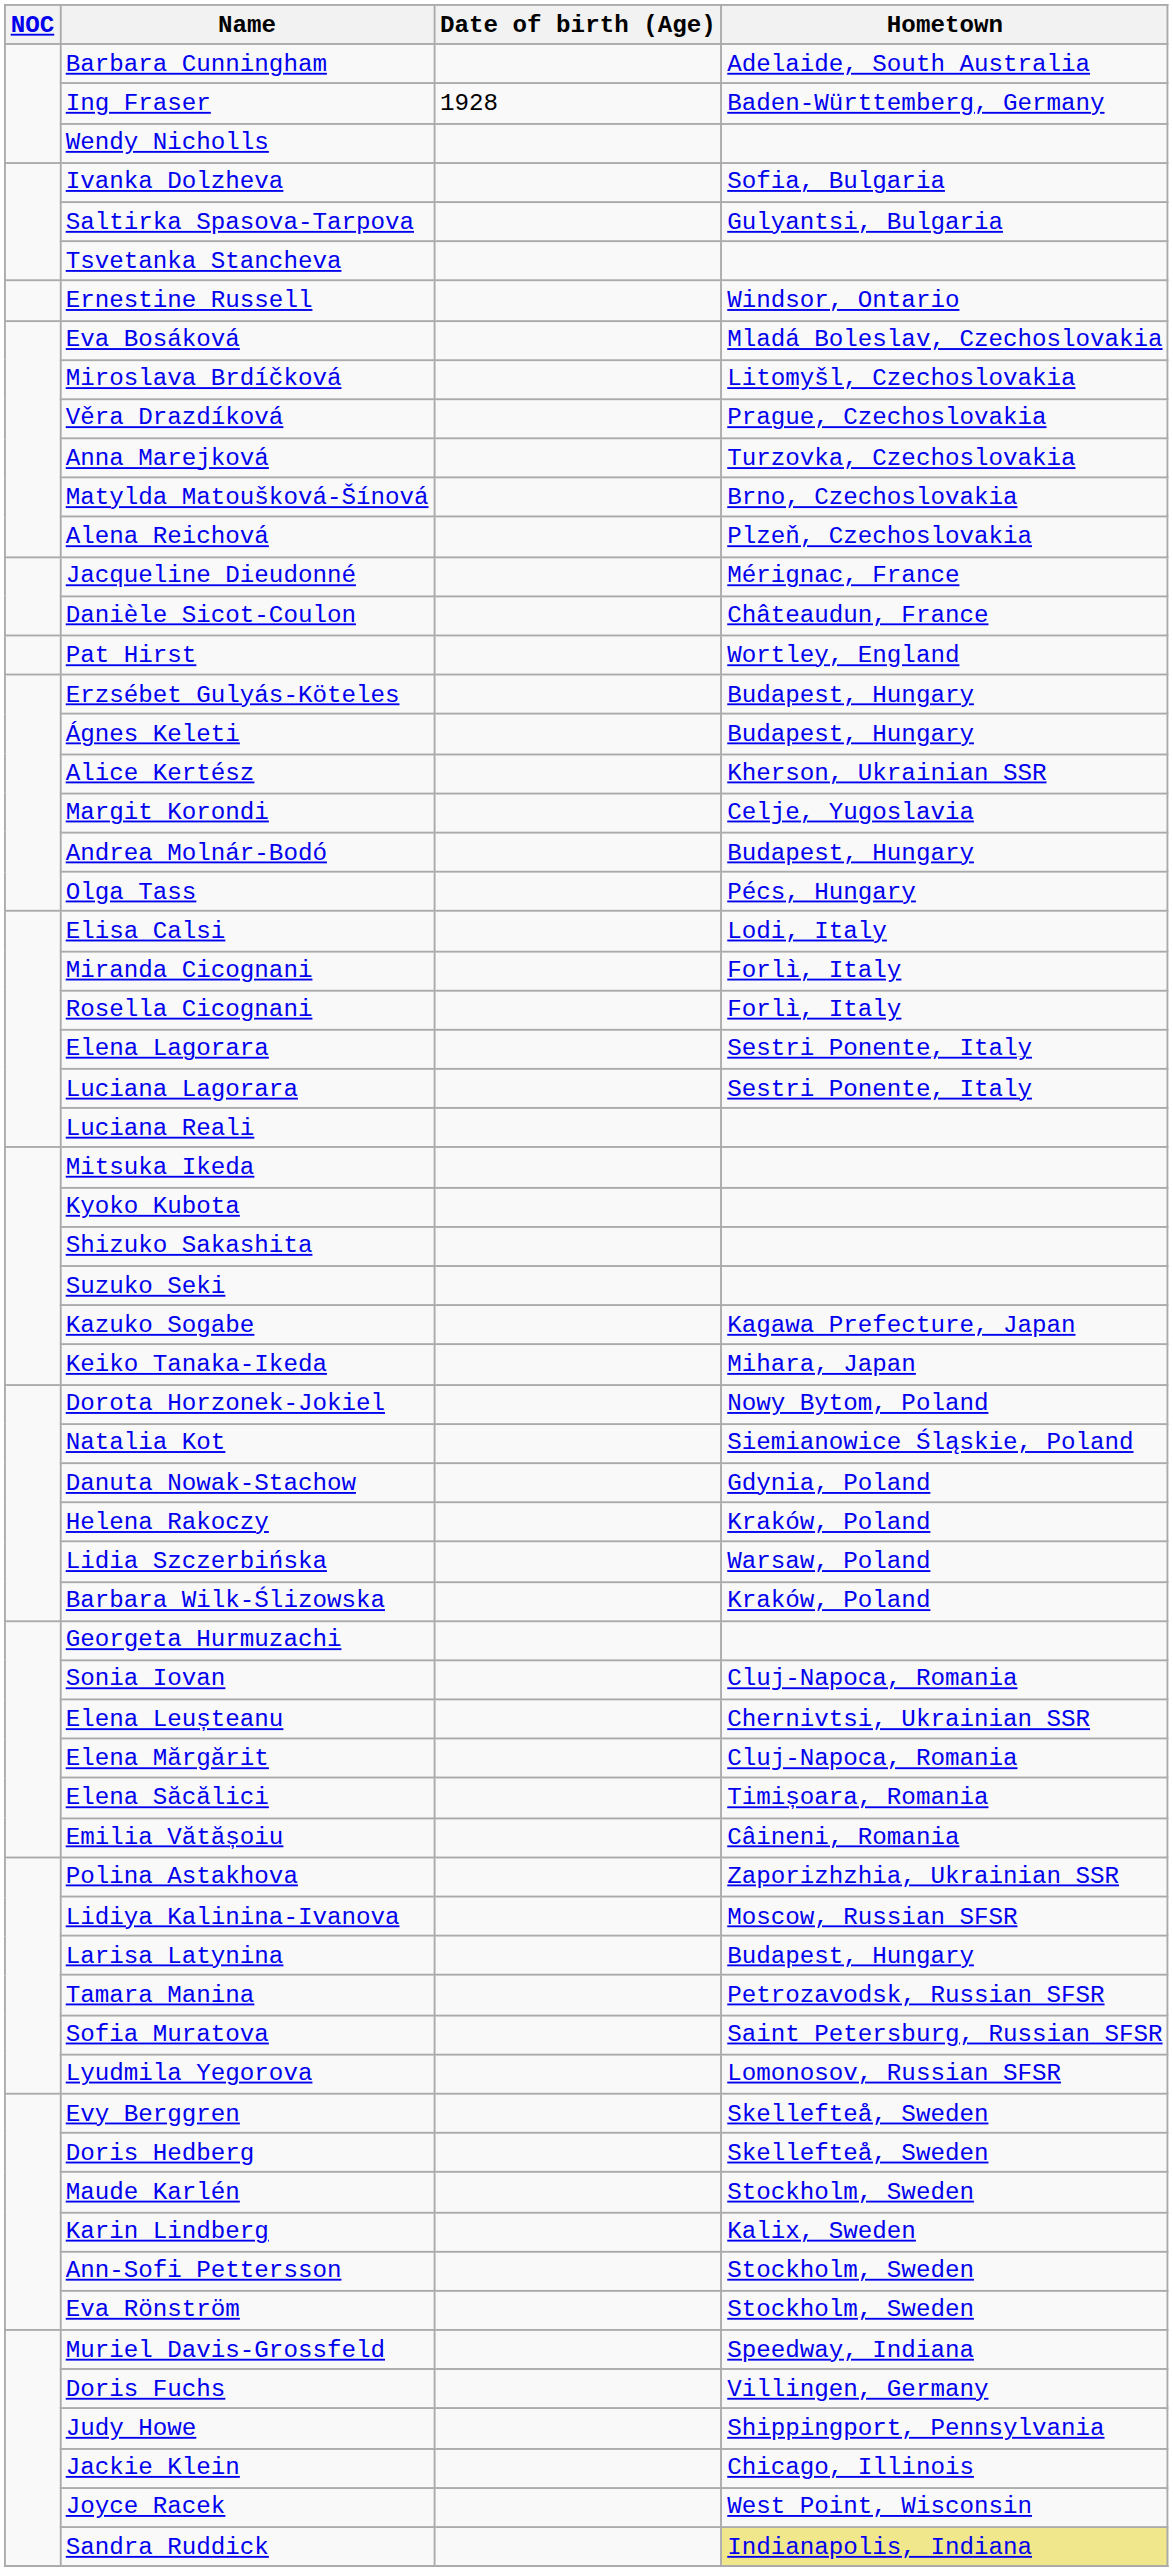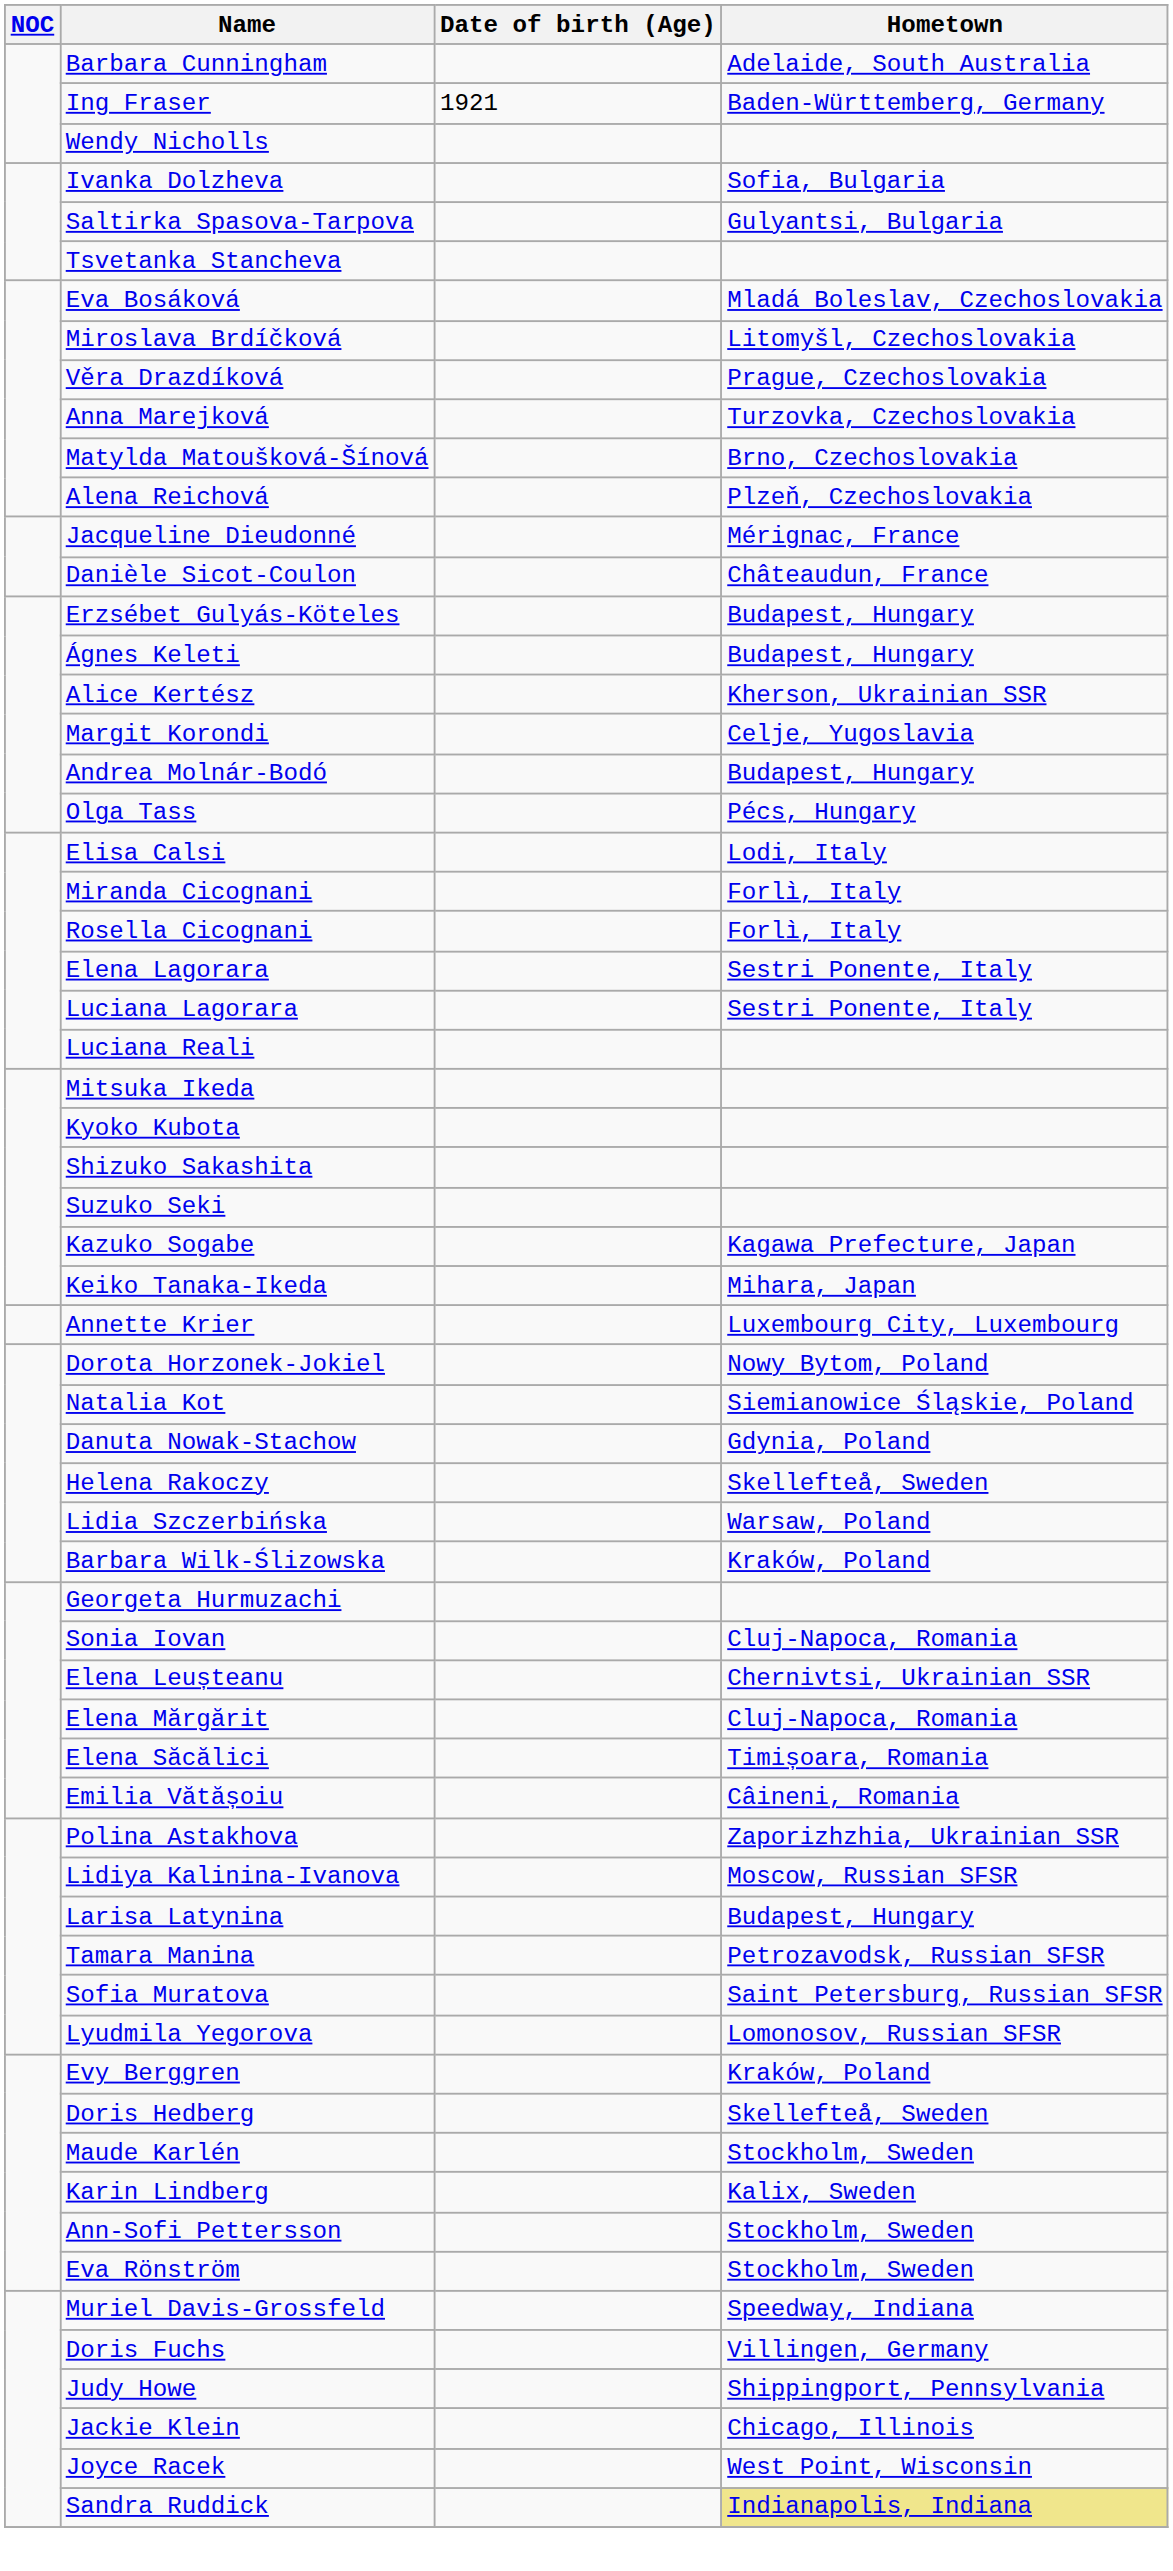(469, 103) 1928 -> (469, 103) 1921
- row: (189, 300)
- row: (131, 655)
+ row: (160, 1325)
(829, 1522) Kraków, Poland -> (858, 1483) Skellefteå, Sweden
(858, 2113) Skellefteå, Sweden -> (829, 2074) Kraków, Poland
